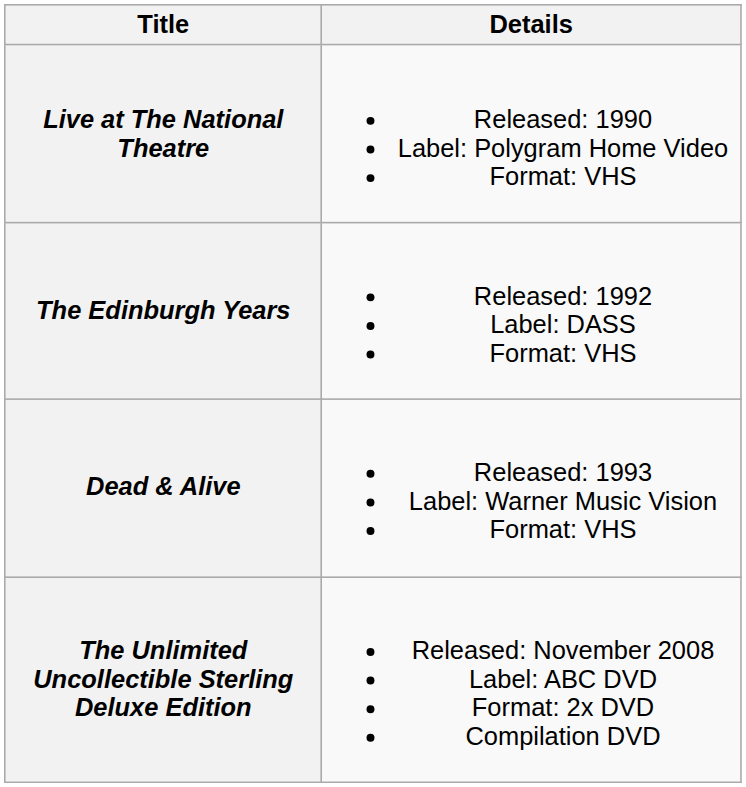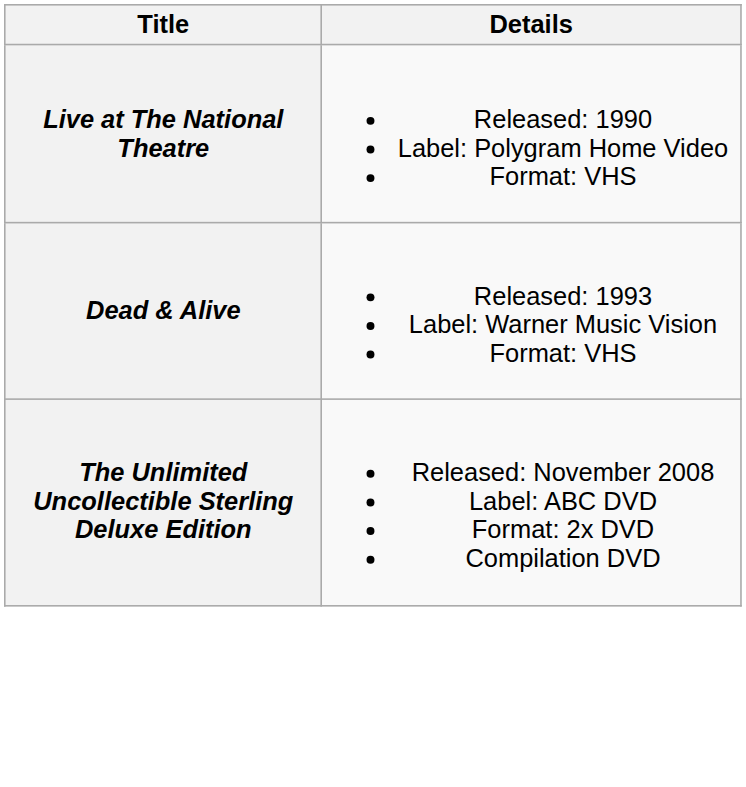- row: (163, 310)
